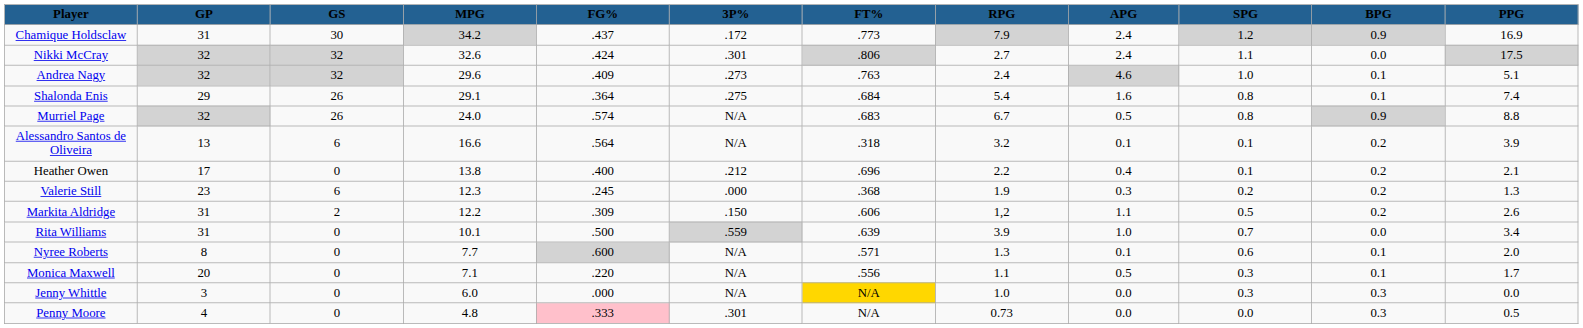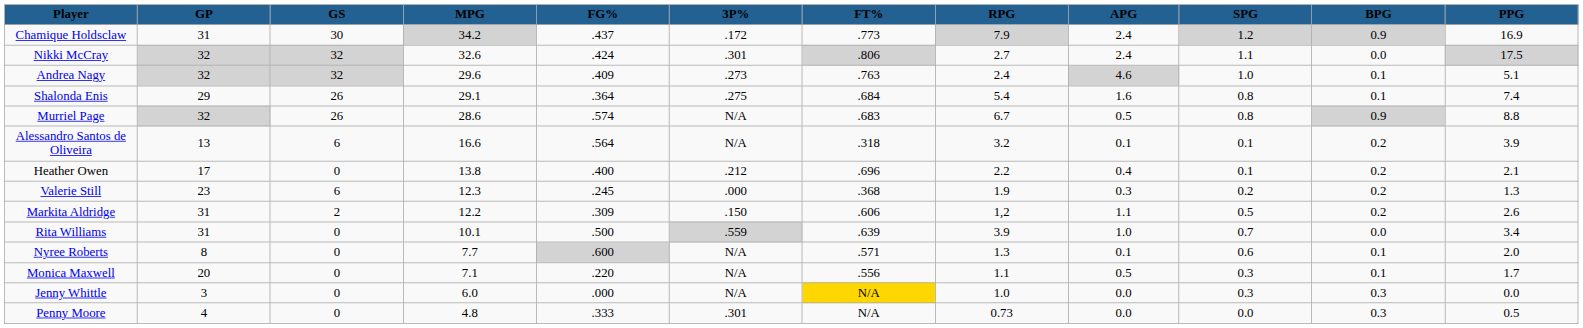(470, 116) 24.0 -> (470, 116) 28.6
(603, 313) pink background -> (603, 313) no background
